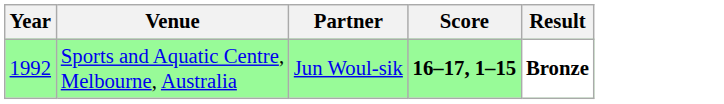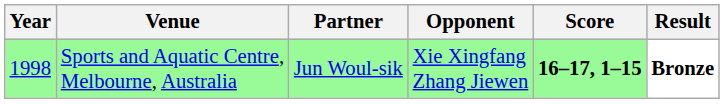+ column: (470, 21)
(30, 68) 1992 -> (30, 68) 1998
